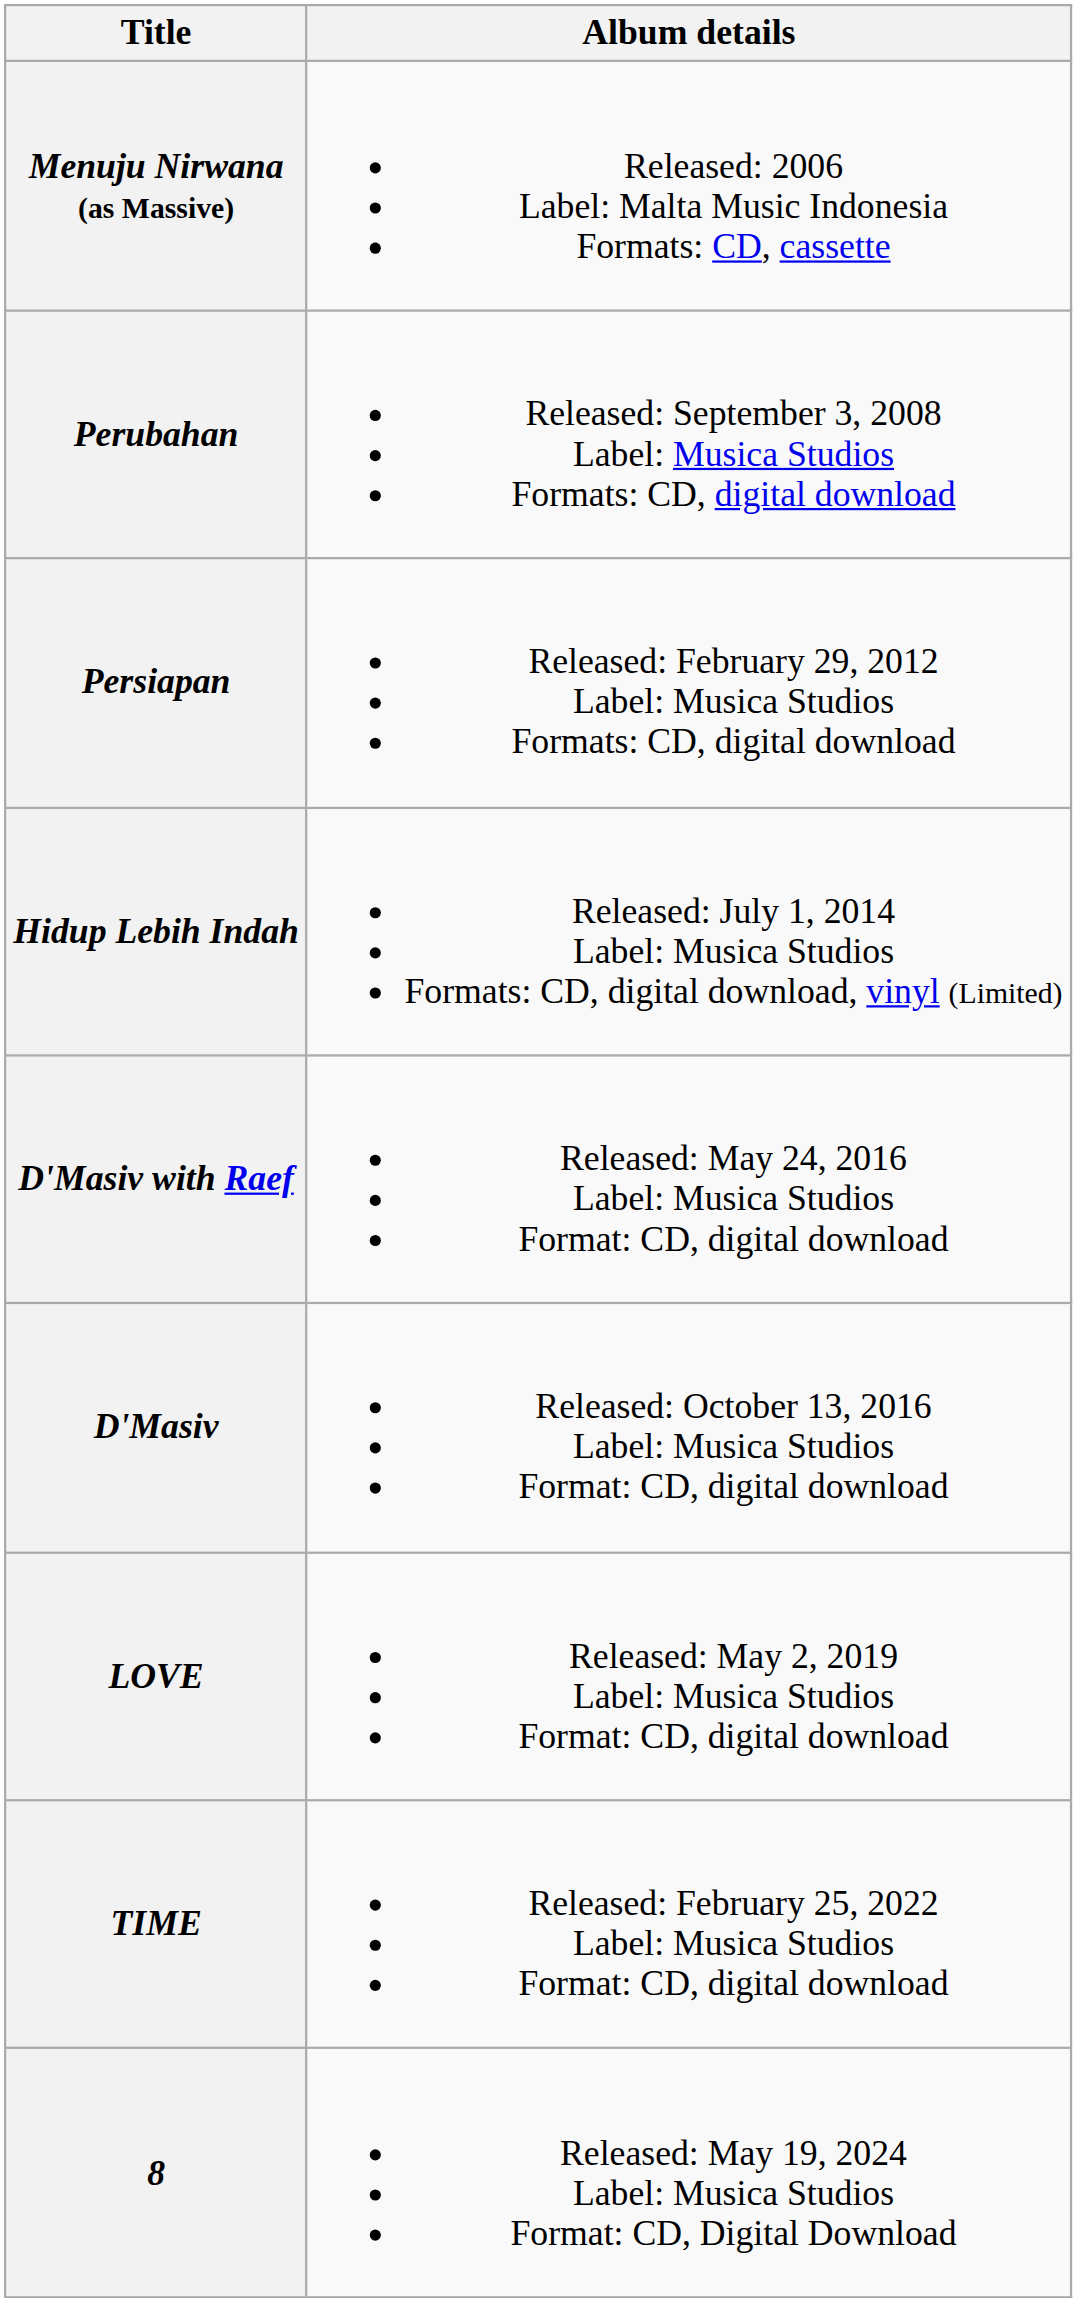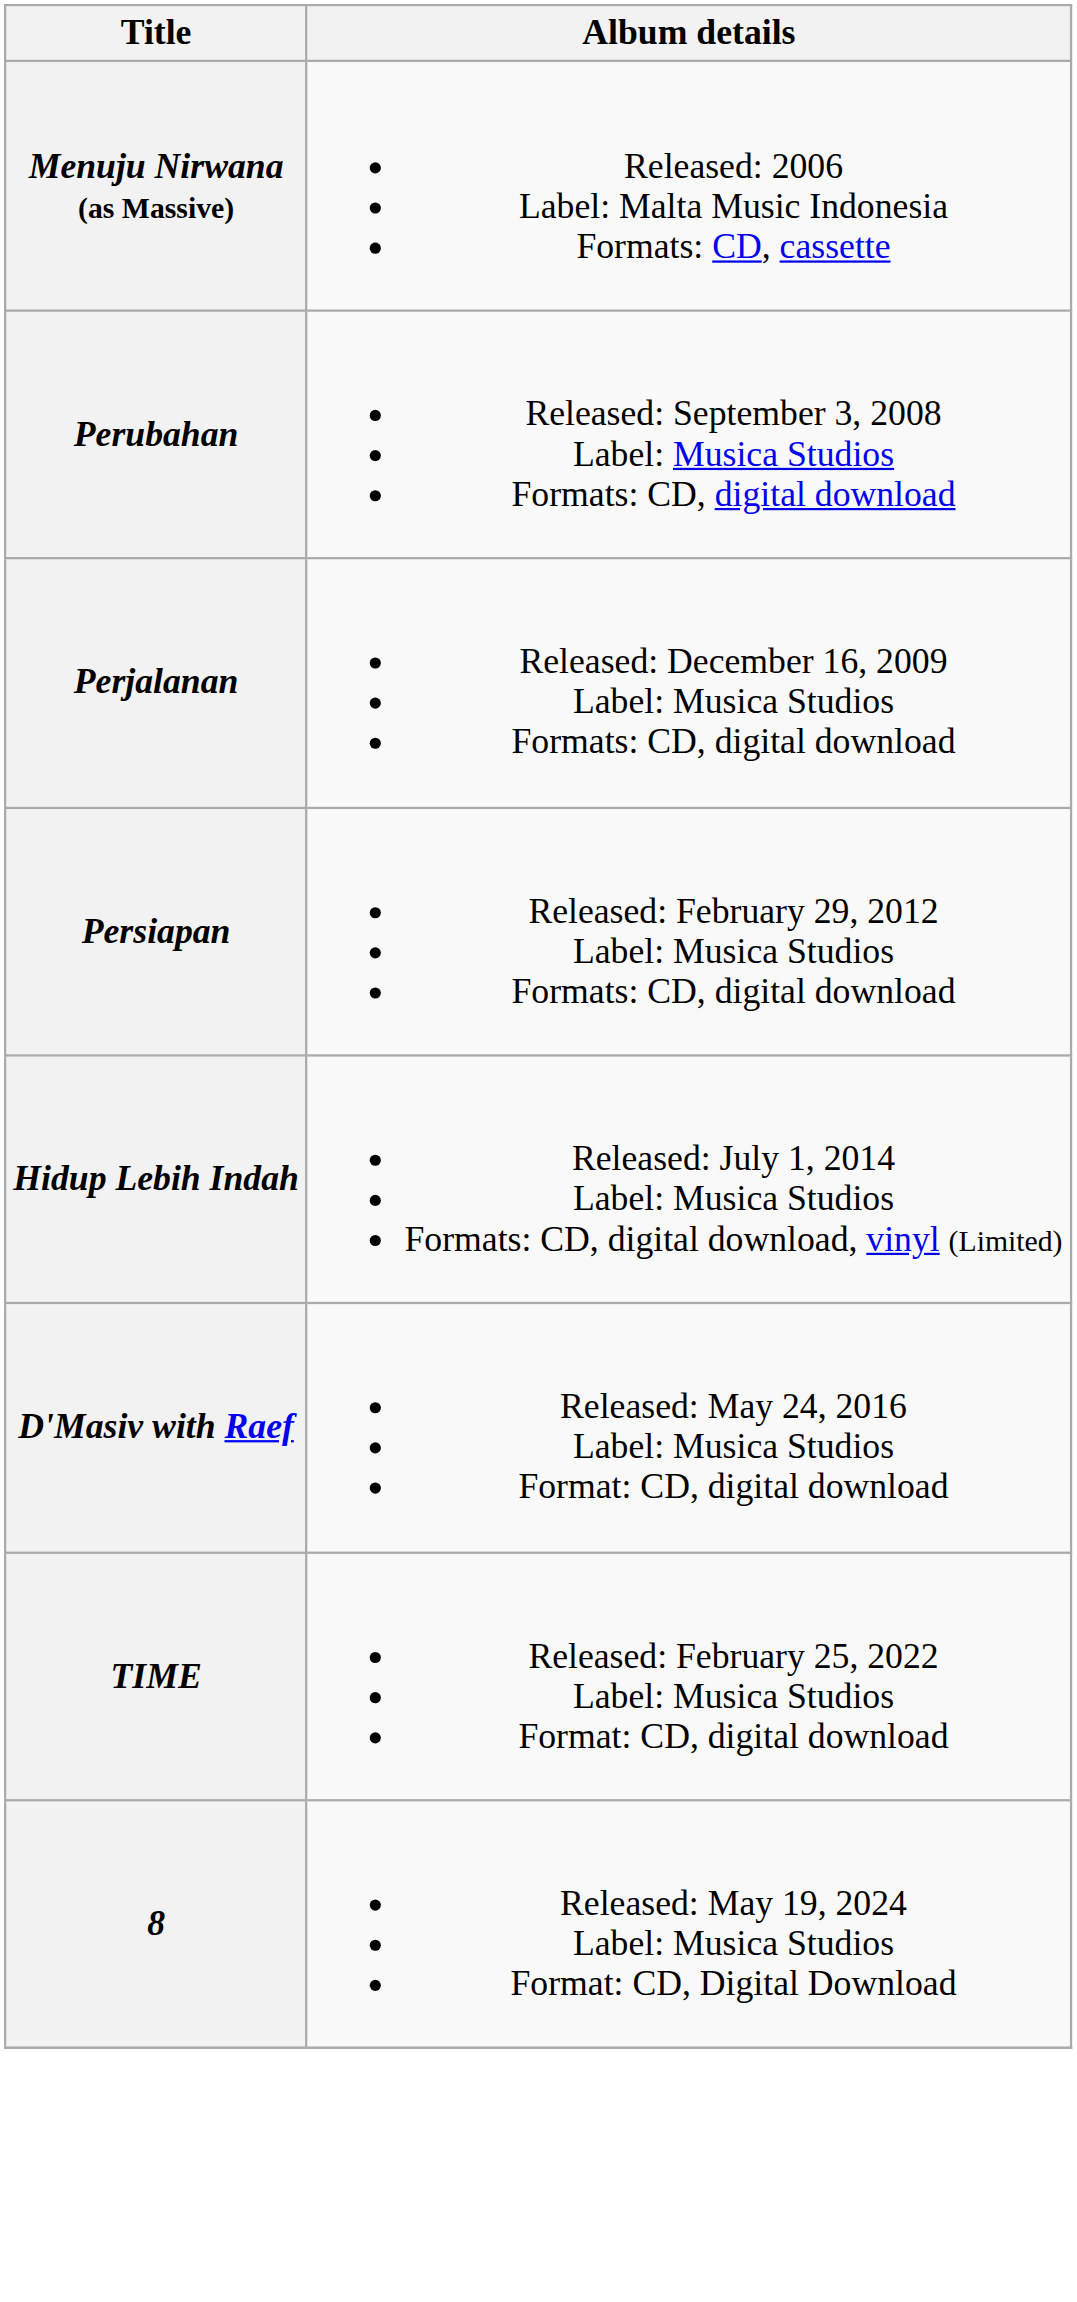+ row: (156, 682)
- row: (156, 1427)
- row: (156, 1675)
